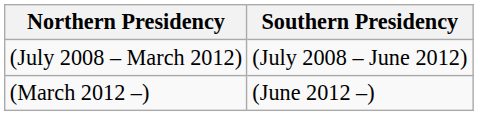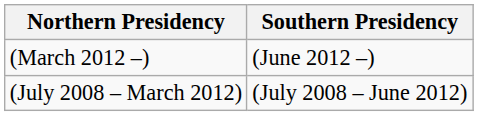rows swapped: (126, 57) <-> (80, 92)
